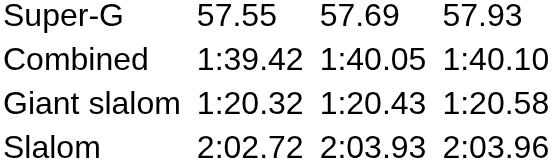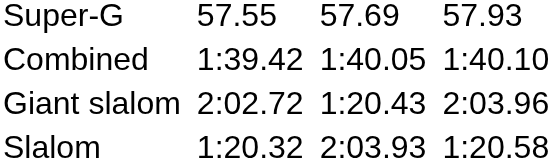(250, 103) 1:20.32 -> (250, 103) 2:02.72
(496, 103) 1:20.58 -> (496, 103) 2:03.96
(250, 147) 2:02.72 -> (250, 147) 1:20.32
(496, 147) 2:03.96 -> (496, 147) 1:20.58
